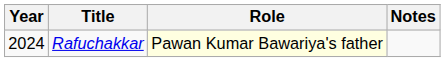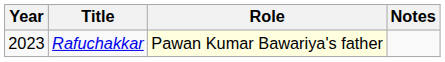(26, 43) 2024 -> (26, 43) 2023
